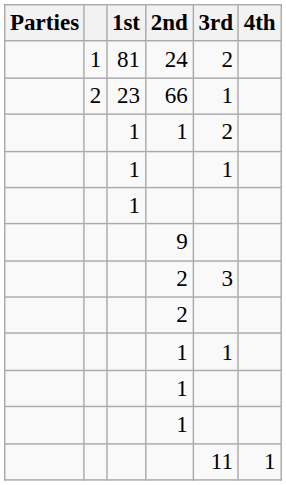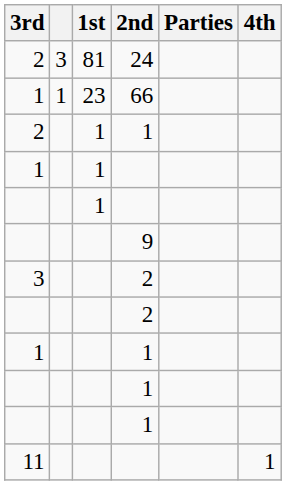columns swapped: (45, 22) <-> (216, 22)
(96, 59) 1 -> (61, 59) 3
(96, 95) 2 -> (61, 95) 1
